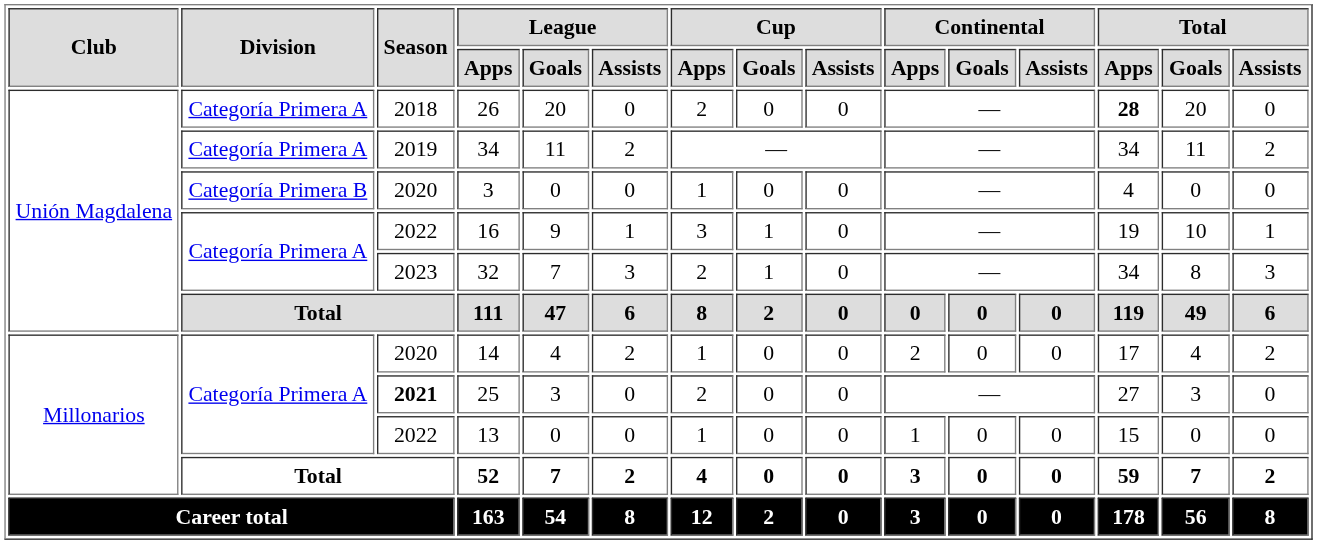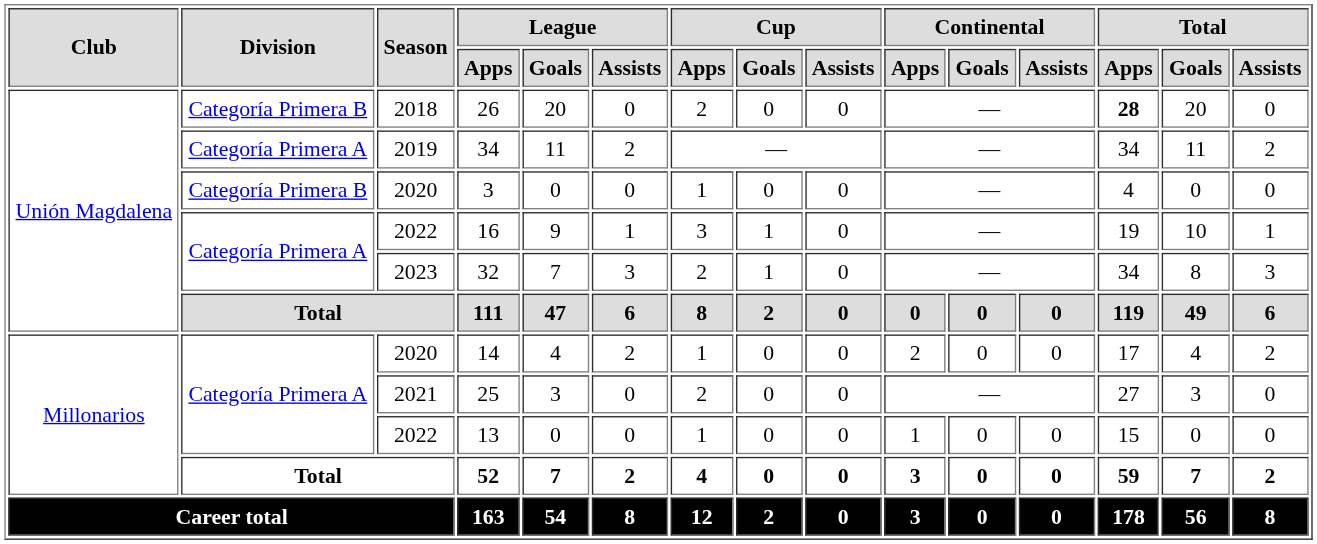(278, 108) Categoría Primera A -> (278, 108) Categoría Primera B
(416, 394) bold -> (416, 394) normal
